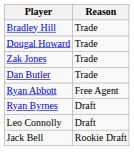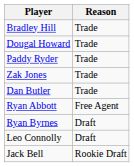+ row: (32, 59)
